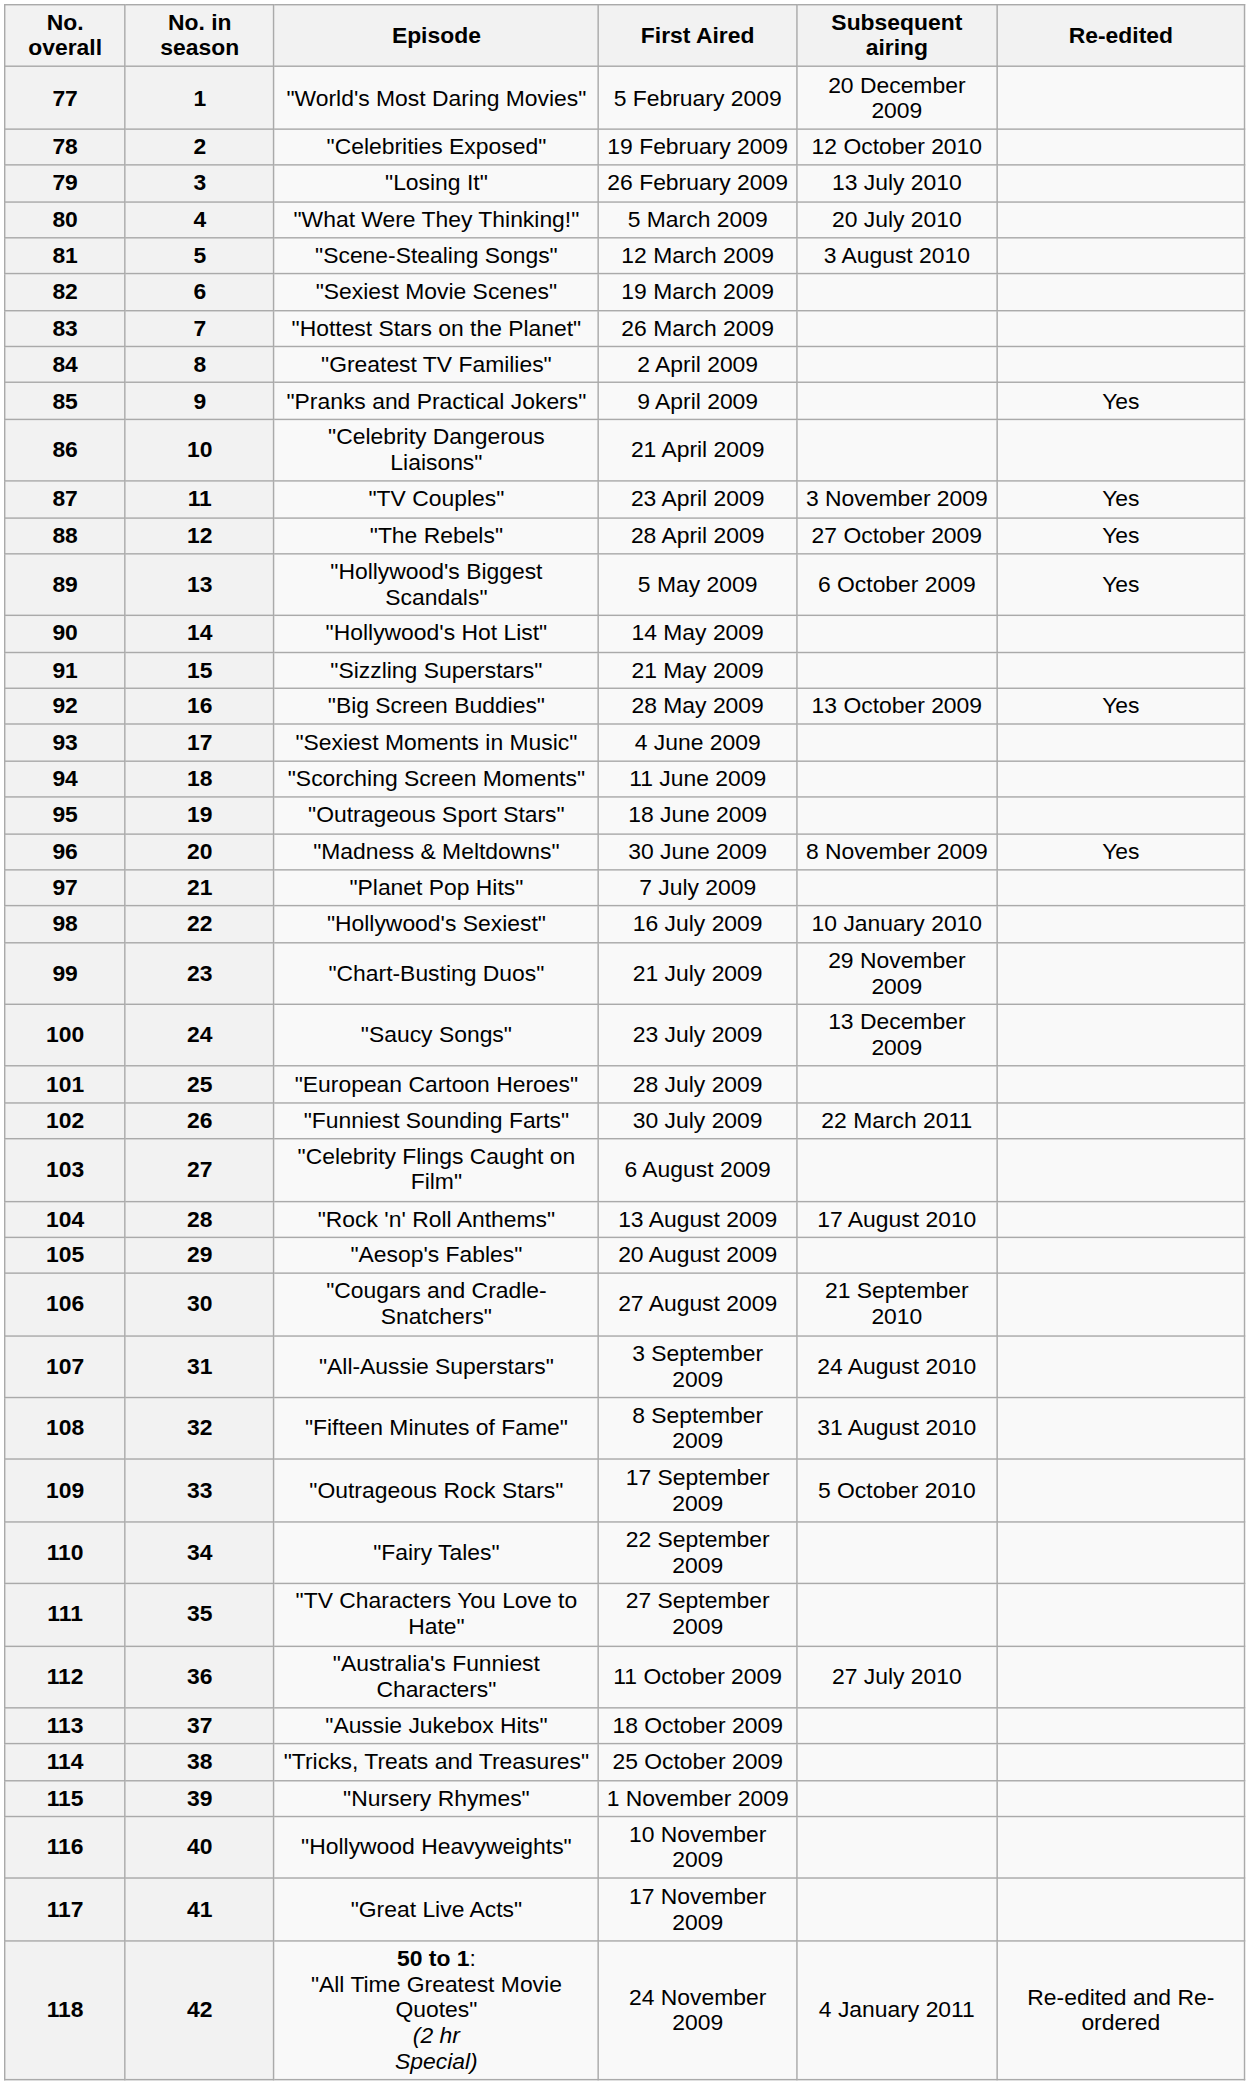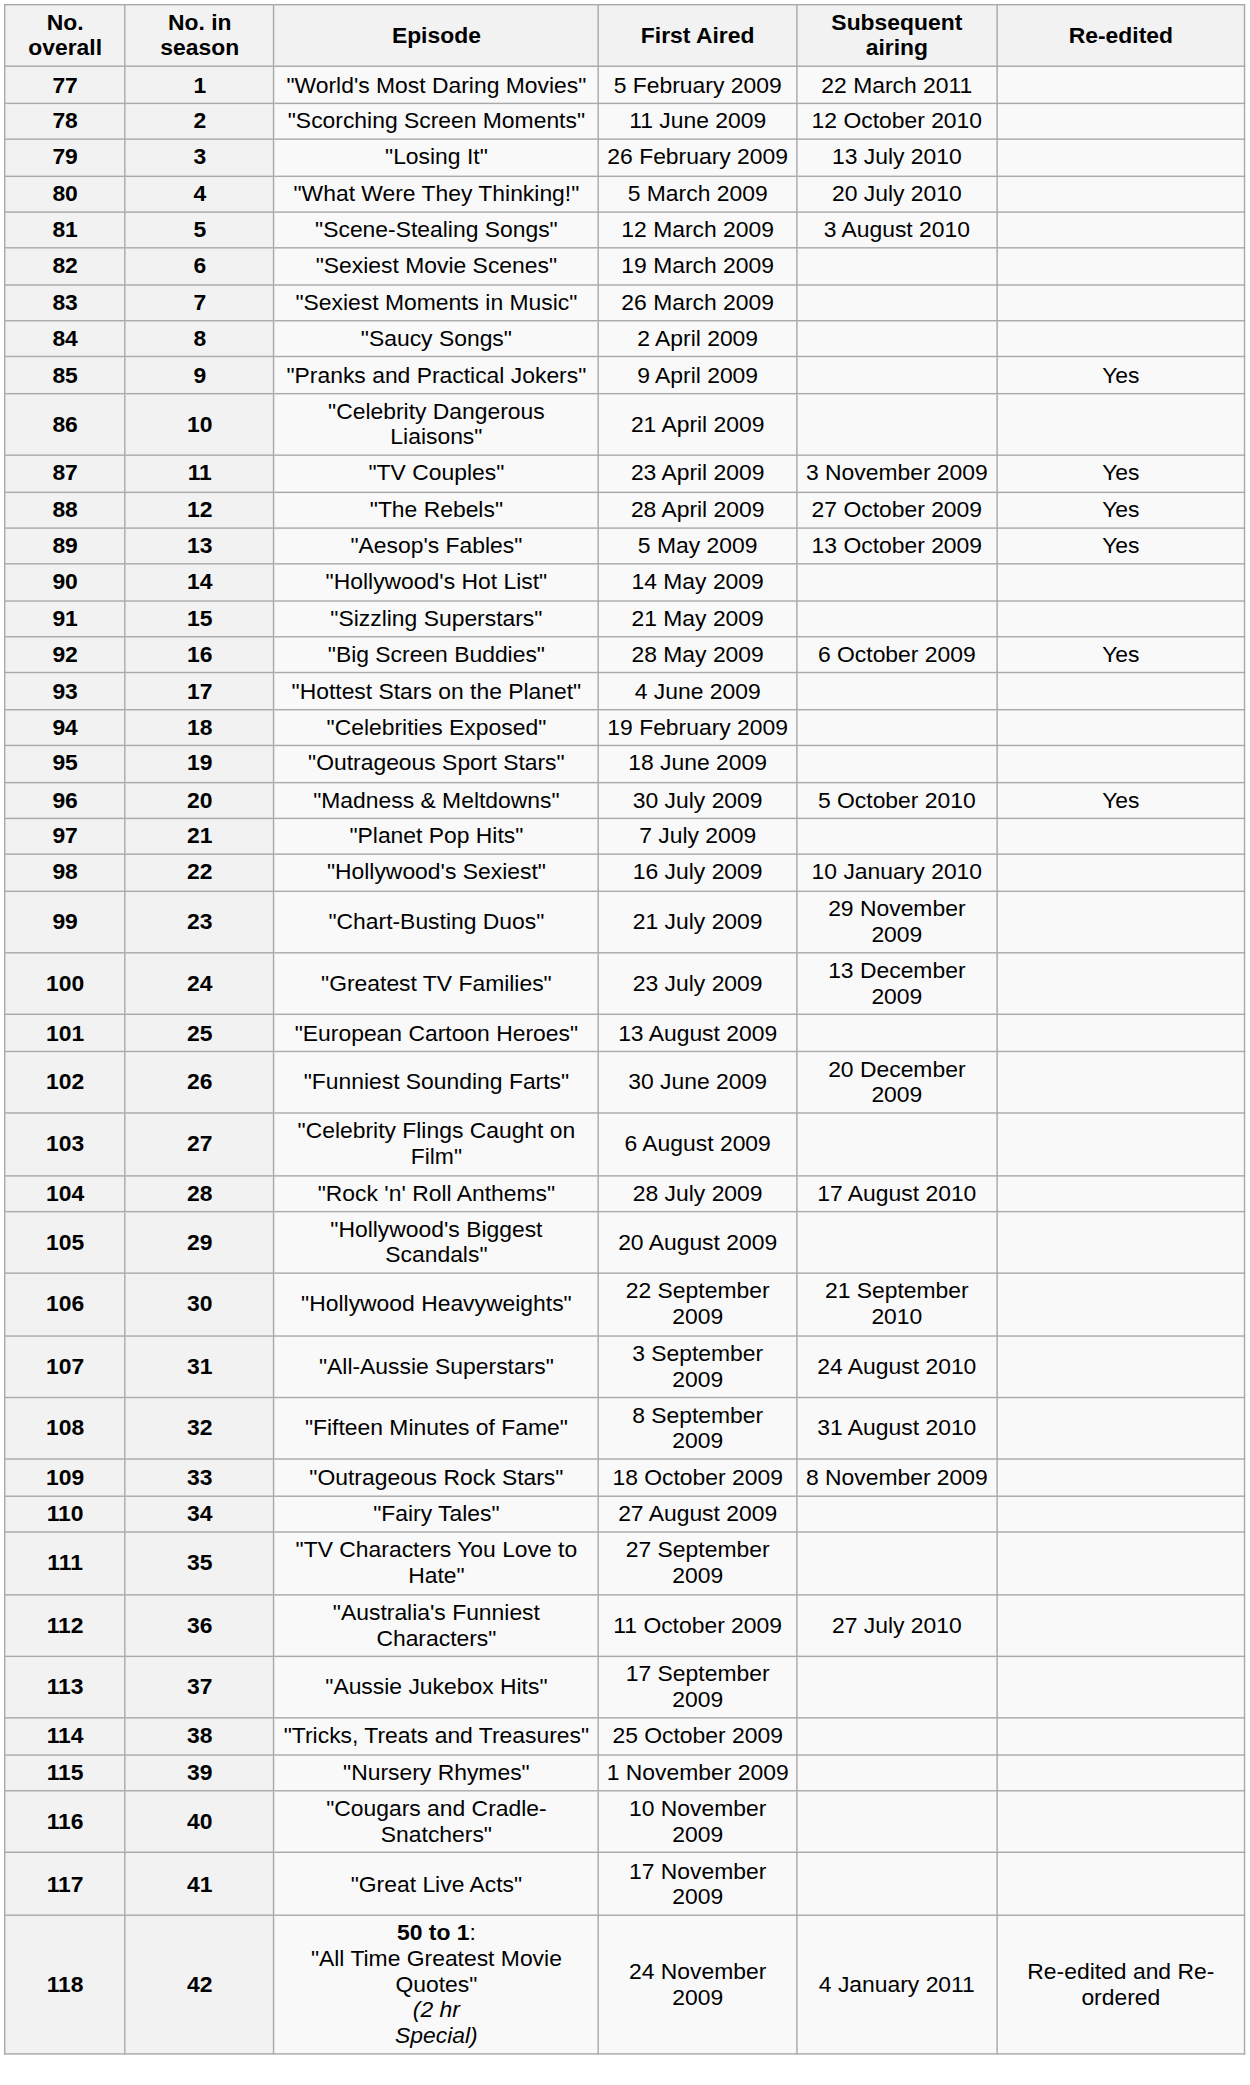(897, 97) 20 December 2009 -> (897, 84) 22 March 2011
(436, 146) "Celebrities Exposed" -> (436, 120) "Scorching Screen Moments"
(698, 146) 19 February 2009 -> (698, 120) 11 June 2009
(436, 328) "Hottest Stars on the Planet" -> (436, 302) "Sexiest Moments in Music"
(436, 364) "Greatest TV Families" -> (436, 338) "Saucy Songs"
(436, 584) "Hollywood's Biggest Scandals" -> (436, 545) "Aesop's Fables"
(897, 584) 6 October 2009 -> (897, 545) 13 October 2009
(897, 706) 13 October 2009 -> (897, 654) 6 October 2009
(436, 742) "Sexiest Moments in Music" -> (436, 690) "Hottest Stars on the Planet"
(436, 778) "Scorching Screen Moments" -> (436, 727) "Celebrities Exposed"
(698, 778) 11 June 2009 -> (698, 727) 19 February 2009
(698, 851) 30 June 2009 -> (698, 799) 30 July 2009
(897, 851) 8 November 2009 -> (897, 799) 5 October 2010
(436, 1035) "Saucy Songs" -> (436, 983) "Greatest TV Families"
(698, 1084) 28 July 2009 -> (698, 1032) 13 August 2009
(698, 1120) 30 July 2009 -> (698, 1081) 30 June 2009
(897, 1120) 22 March 2011 -> (897, 1081) 20 December 2009
(698, 1218) 13 August 2009 -> (698, 1193) 28 July 2009
(436, 1255) "Aesop's Fables" -> (436, 1242) "Hollywood's Biggest Scandals"
(436, 1304) "Cougars and Cradle-Snatchers" -> (436, 1304) "Hollywood Heavyweights"
(698, 1304) 27 August 2009 -> (698, 1304) 22 September 2009
(698, 1490) 17 September 2009 -> (698, 1477) 18 October 2009
(897, 1490) 5 October 2010 -> (897, 1477) 8 November 2009
(698, 1552) 22 September 2009 -> (698, 1513) 27 August 2009
(698, 1725) 18 October 2009 -> (698, 1686) 17 September 2009
(436, 1847) "Hollywood Heavyweights" -> (436, 1821) "Cougars and Cradle-Snatchers"
